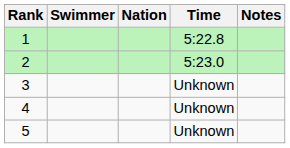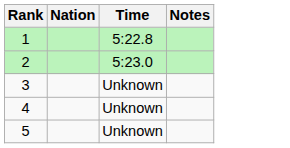- column: (82, 16)
